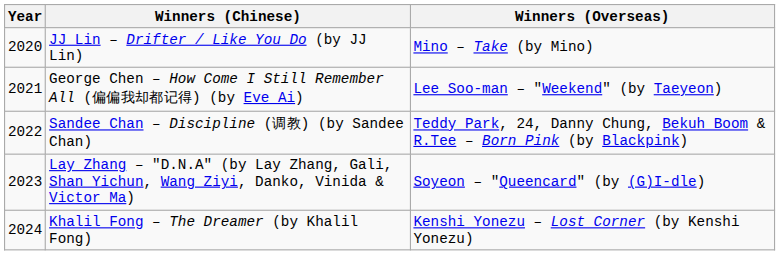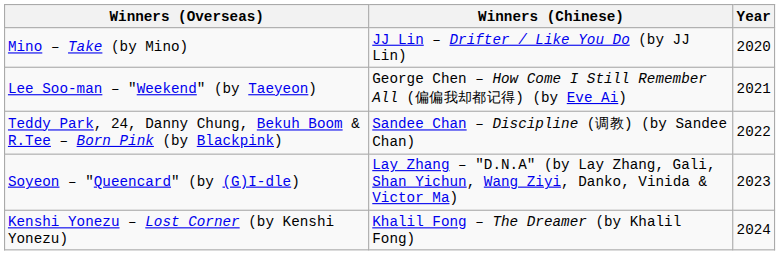columns swapped: (25, 16) <-> (592, 16)
